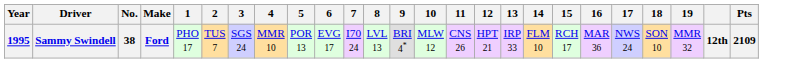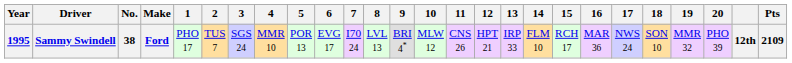+ column: (718, 14)
